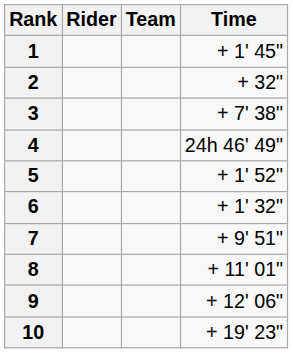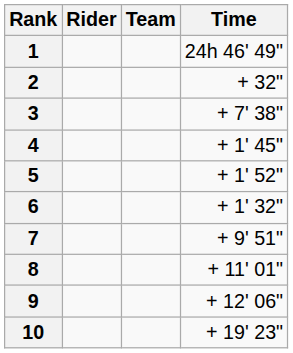(250, 51) + 1' 45" -> (234, 51) 24h 46' 49"
(234, 144) 24h 46' 49" -> (250, 144) + 1' 45"
